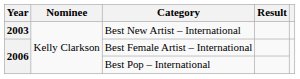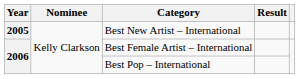(18, 30) 2003 -> (18, 30) 2005
